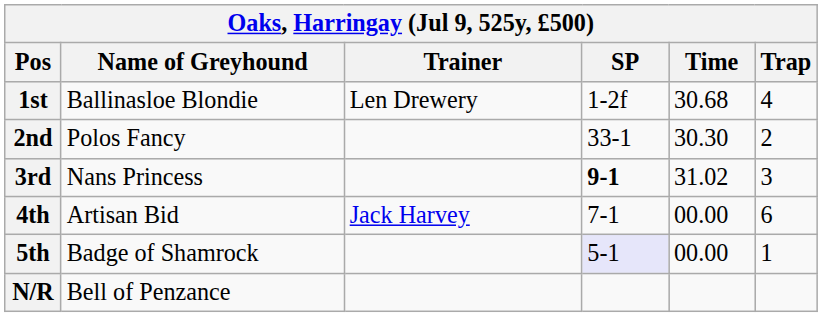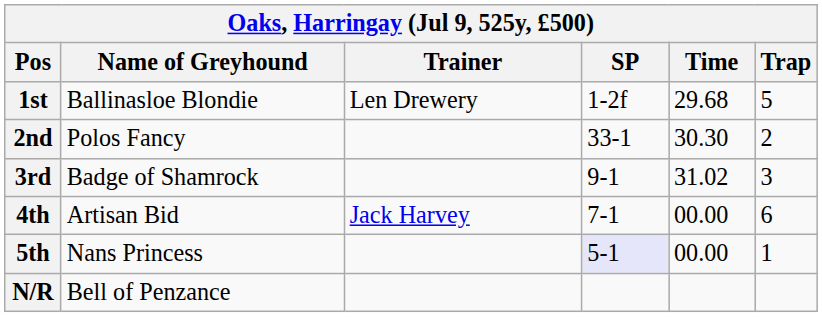(701, 100) 30.68 -> (701, 100) 29.68
(767, 100) 4 -> (767, 100) 5
(135, 176) Nans Princess -> (163, 176) Badge of Shamrock
(603, 176) bold -> (603, 176) normal
(163, 253) Badge of Shamrock -> (135, 253) Nans Princess
